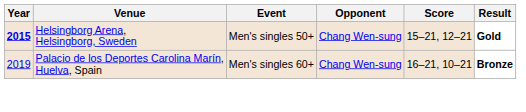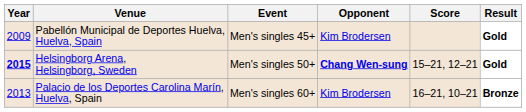+ row: (130, 36)
(360, 36) normal -> (364, 65) bold
(19, 65) 2019 -> (19, 93) 2013
(360, 65) Chang Wen-sung -> (355, 93) Kim Brodersen
